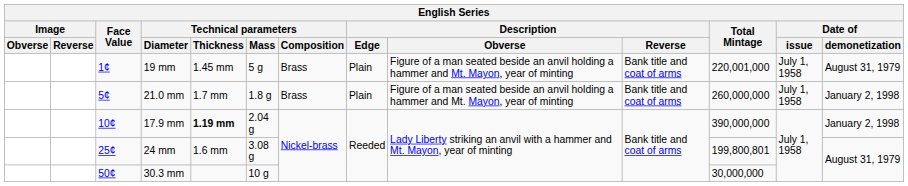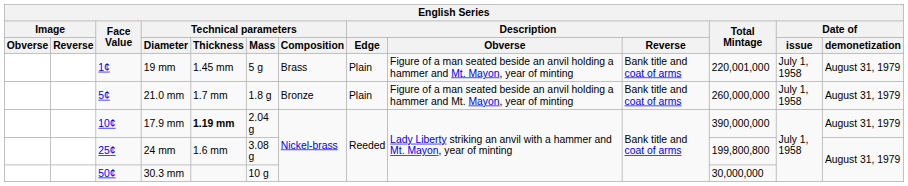(294, 96) Brass -> (297, 96) Bronze
(862, 96) January 2, 1998 -> (863, 96) August 31, 1979
(862, 124) January 2, 1998 -> (863, 124) August 31, 1979
(741, 152) 199,800,801 -> (741, 152) 199,800,800
